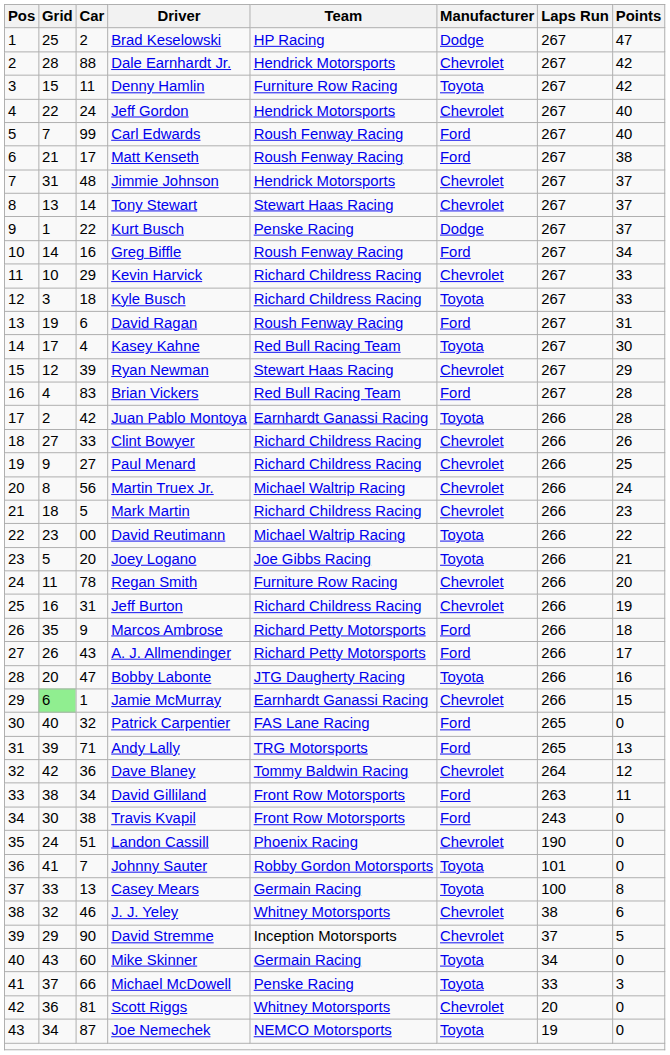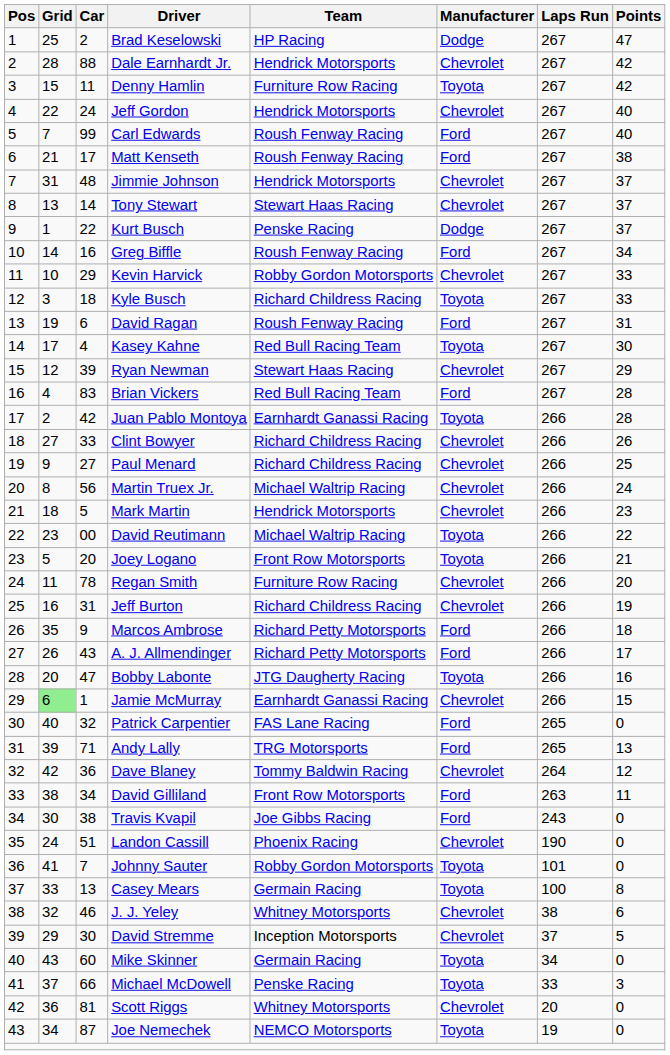(338, 275) Richard Childress Racing -> (343, 275) Robby Gordon Motorsports
(338, 511) Richard Childress Racing -> (324, 511) Hendrick Motorsports
(312, 559) Joe Gibbs Racing -> (329, 559) Front Row Motorsports
(329, 818) Front Row Motorsports -> (312, 818) Joe Gibbs Racing
(88, 936) 90 -> (88, 936) 30
